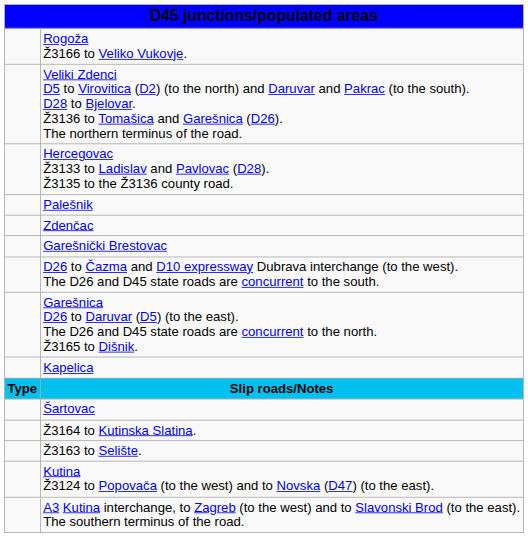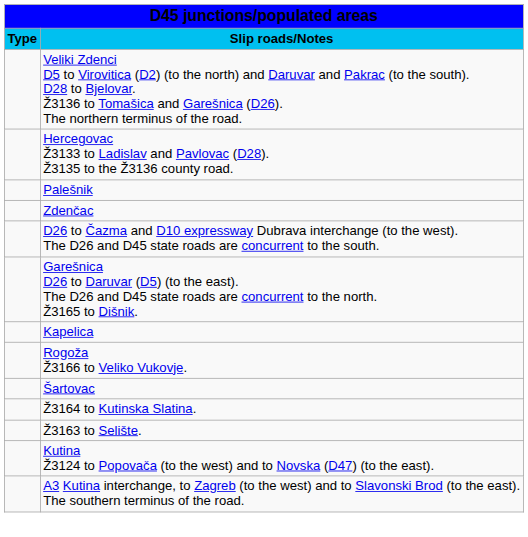rows swapped: (282, 388) <-> (115, 46)
- row: (105, 246)
